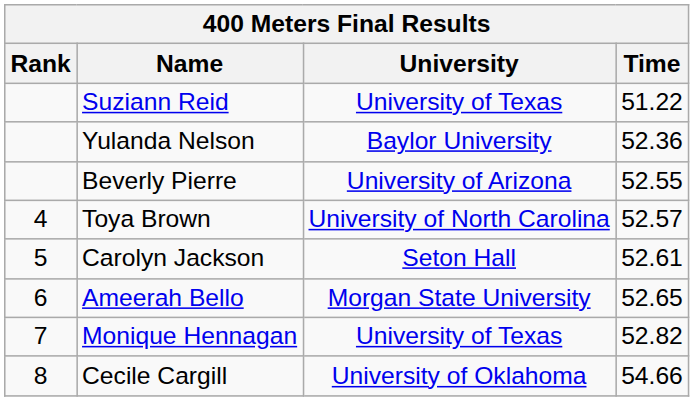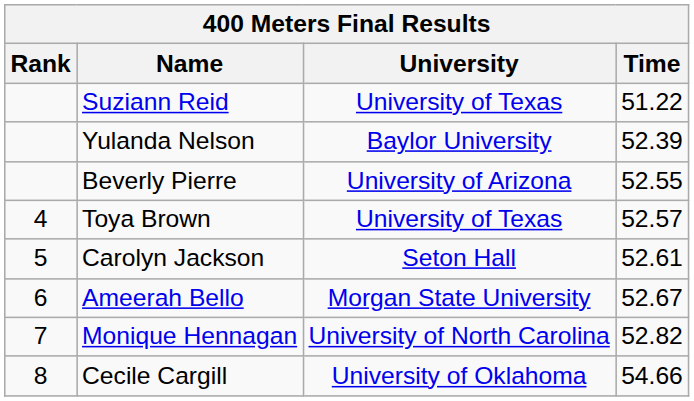(652, 141) 52.36 -> (652, 141) 52.39
(459, 219) University of North Carolina -> (459, 219) University of Texas
(652, 297) 52.65 -> (652, 297) 52.67
(459, 336) University of Texas -> (459, 336) University of North Carolina
